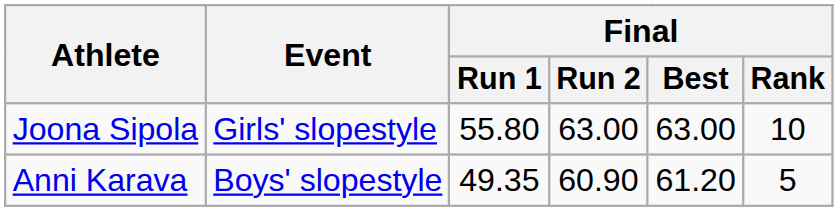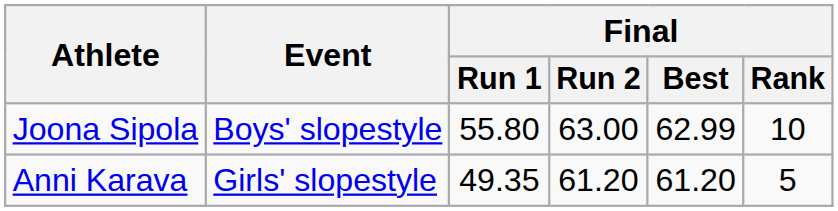(325, 129) Girls' slopestyle -> (328, 129) Boys' slopestyle
(696, 129) 63.00 -> (696, 129) 62.99
(328, 180) Boys' slopestyle -> (325, 180) Girls' slopestyle
(598, 180) 60.90 -> (598, 180) 61.20
